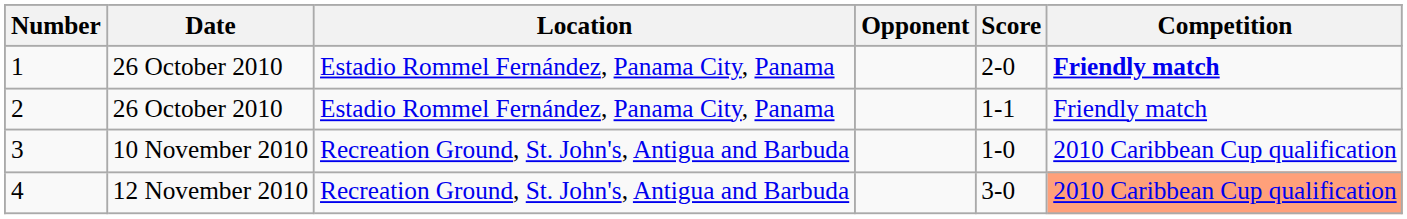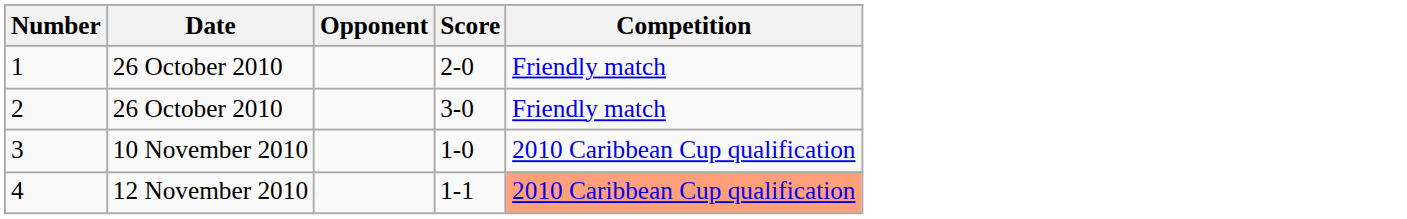- column: (585, 24)
(1136, 66) bold -> (589, 66) normal
(998, 108) 1-1 -> (457, 108) 3-0
(998, 191) 3-0 -> (457, 191) 1-1
